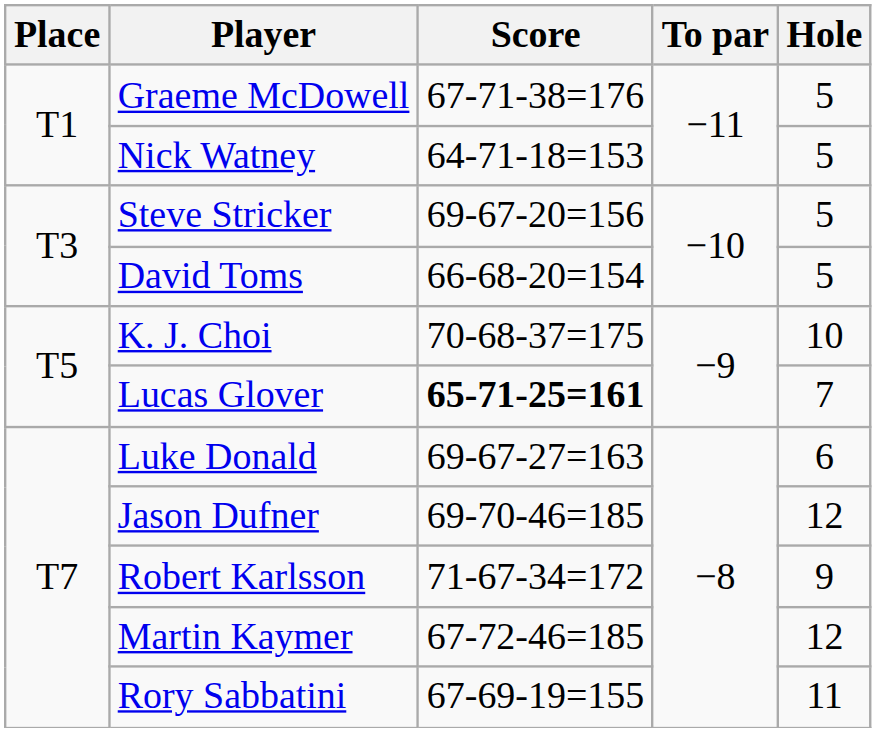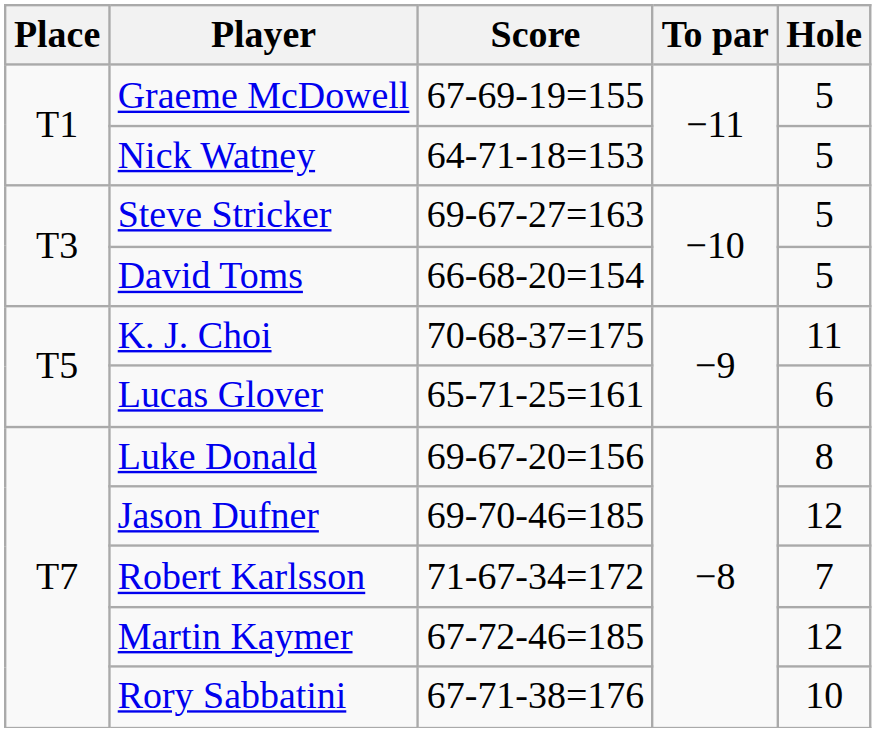(536, 94) 67-71-38=176 -> (536, 94) 67-69-19=155
(536, 214) 69-67-20=156 -> (536, 214) 69-67-27=163
(824, 335) 10 -> (824, 335) 11
(536, 395) bold -> (536, 395) normal
(824, 395) 7 -> (824, 395) 6
(536, 455) 69-67-27=163 -> (536, 455) 69-67-20=156
(824, 455) 6 -> (824, 455) 8
(824, 575) 9 -> (824, 575) 7
(536, 696) 67-69-19=155 -> (536, 696) 67-71-38=176
(824, 696) 11 -> (824, 696) 10
